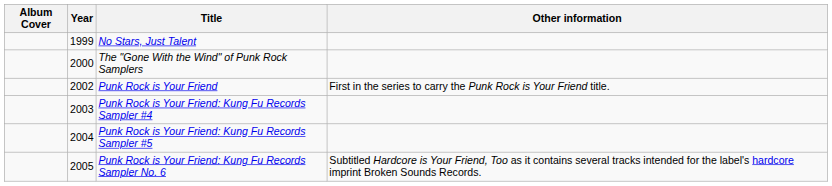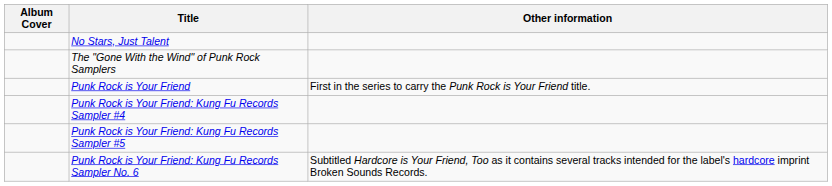- column: (82, 18)
